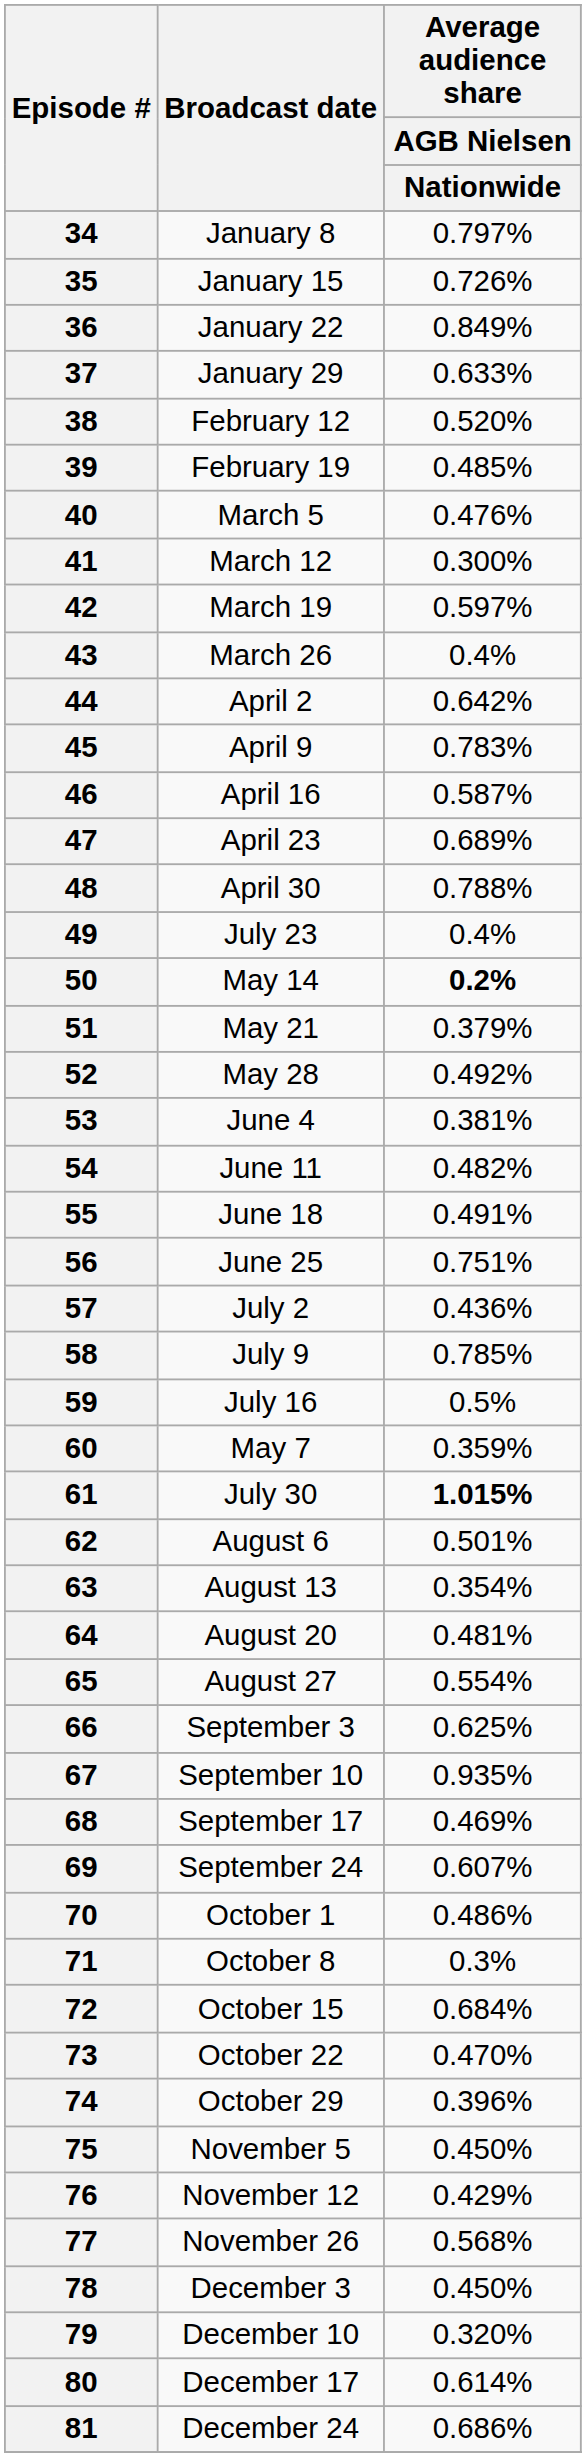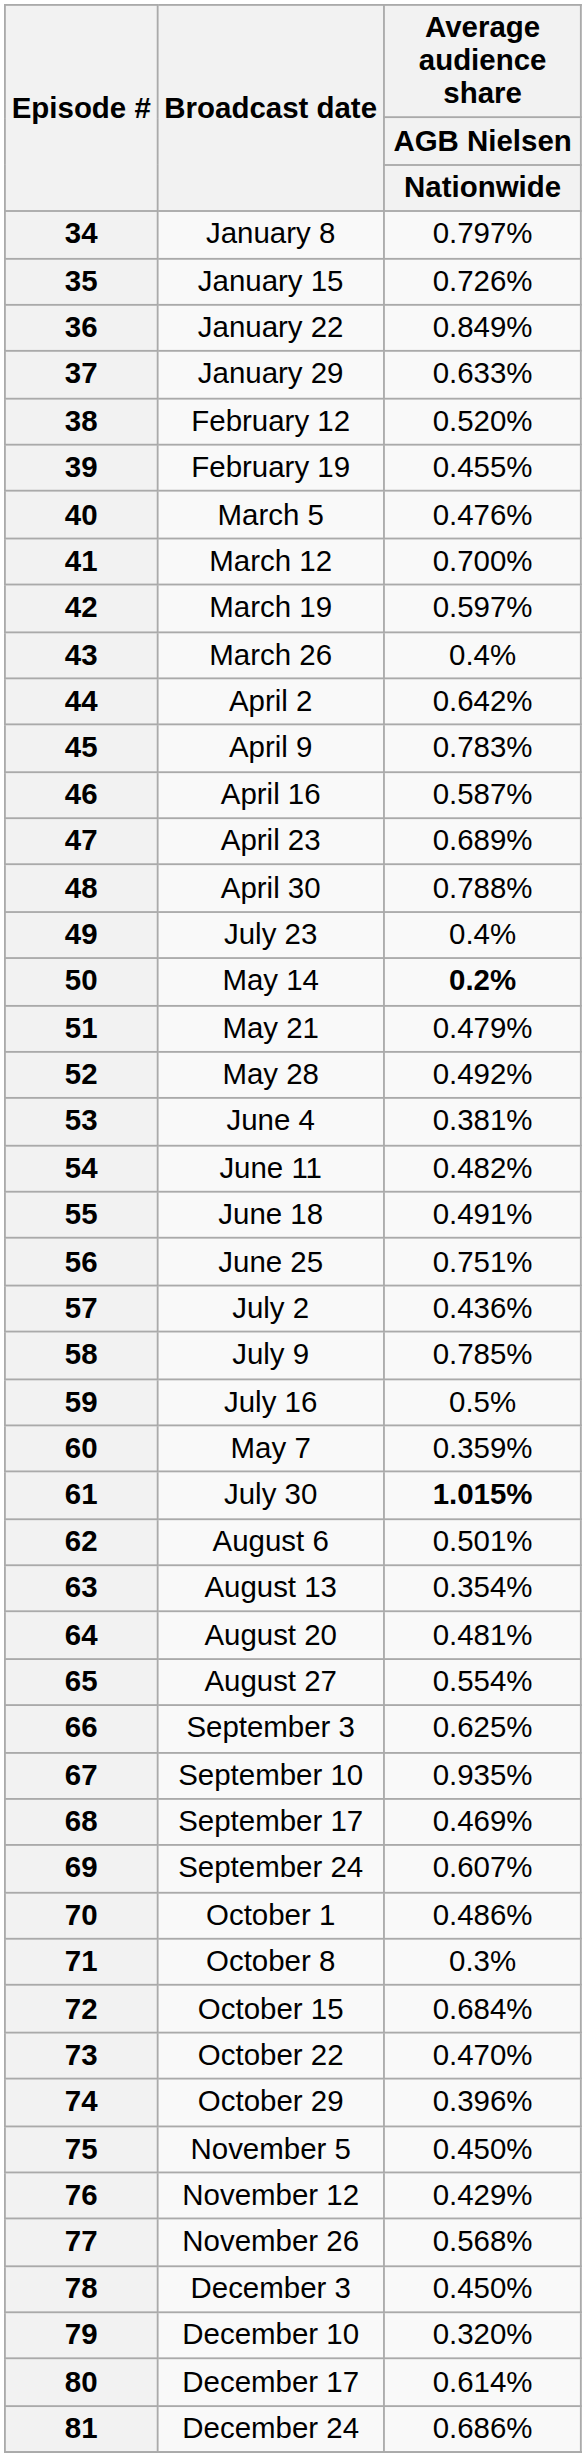(483, 467) 0.485% -> (483, 467) 0.455%
(483, 560) 0.300% -> (483, 560) 0.700%
(483, 1027) 0.379% -> (483, 1027) 0.479%
